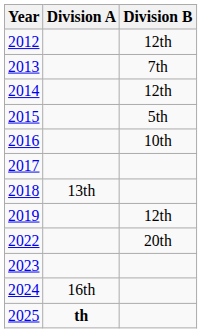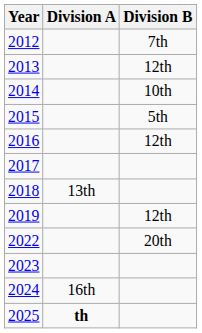(158, 41) 12th -> (158, 41) 7th
(158, 66) 7th -> (158, 66) 12th
(158, 91) 12th -> (158, 91) 10th
(158, 141) 10th -> (158, 141) 12th
